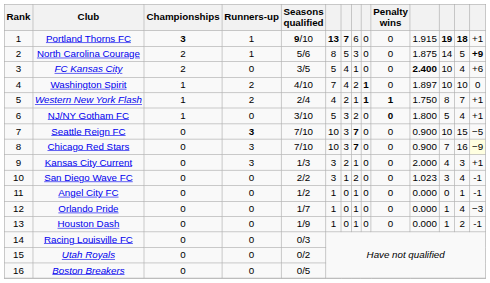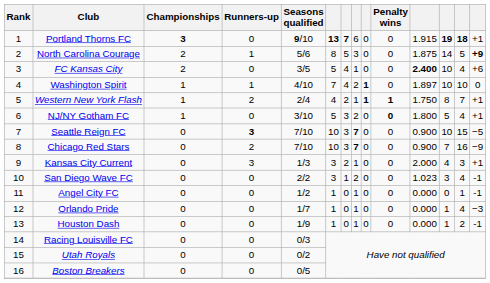(252, 38) 1 -> (252, 38) 0
(252, 85) 2 -> (252, 85) 1
(252, 147) 3 -> (252, 147) 2
(478, 147) lightyellow background -> (478, 147) no background
